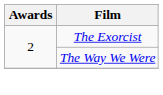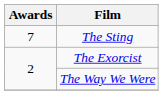+ row: (108, 36)
